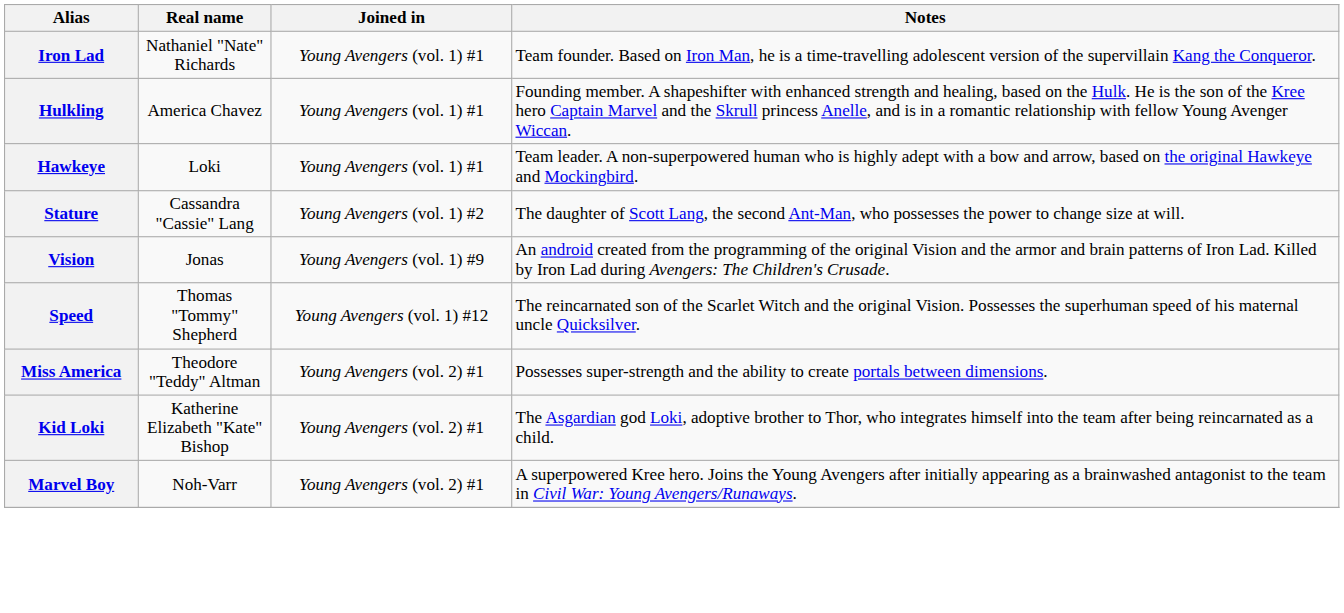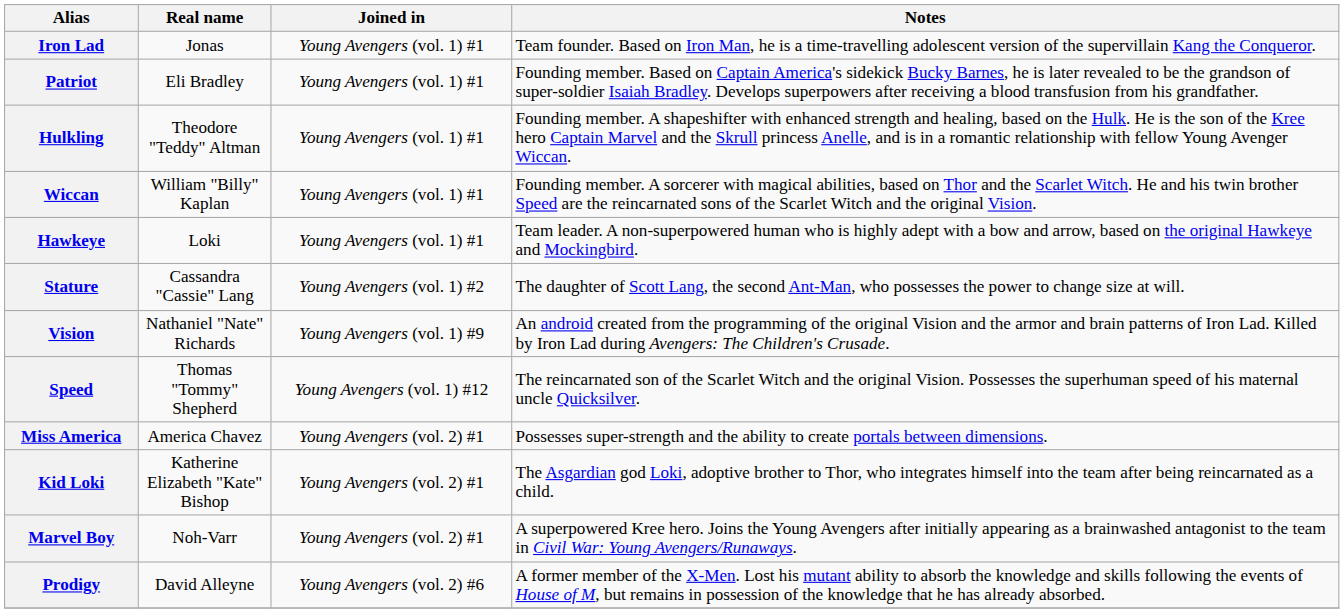(205, 54) Nathaniel "Nate" Richards -> (205, 45) Jonas
+ row: (71, 82)
(205, 110) America Chavez -> (205, 138) Theodore "Teddy" Altman
+ row: (71, 194)
(205, 259) Jonas -> (205, 333) Nathaniel "Nate" Richards
(205, 371) Theodore "Teddy" Altman -> (205, 435) America Chavez
+ row: (71, 584)
